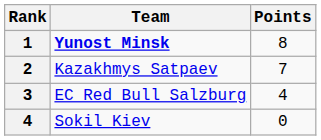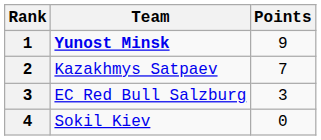(283, 44) 8 -> (283, 44) 9
(283, 96) 4 -> (283, 96) 3
